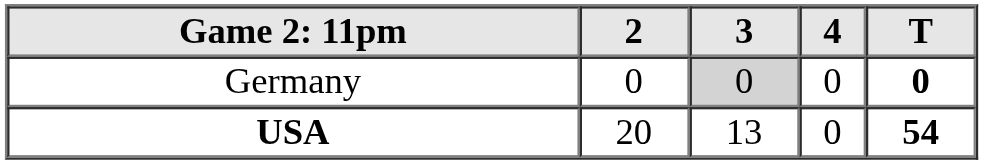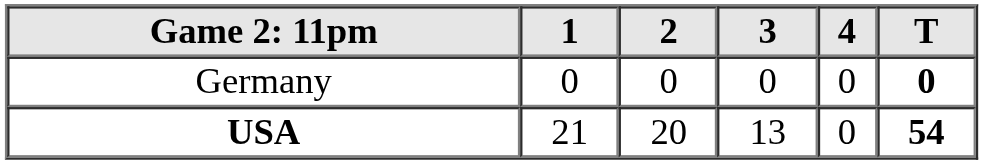+ column: (570, 30)
(744, 81) lightgrey background -> (768, 81) no background
